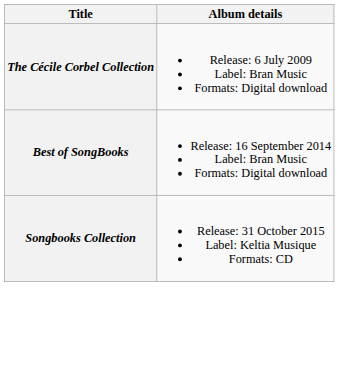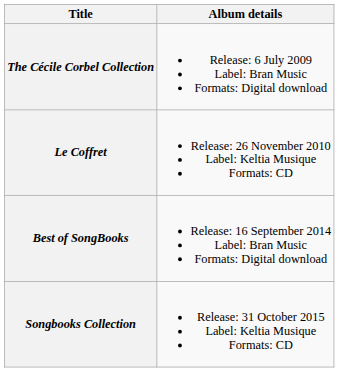+ row: (81, 152)
